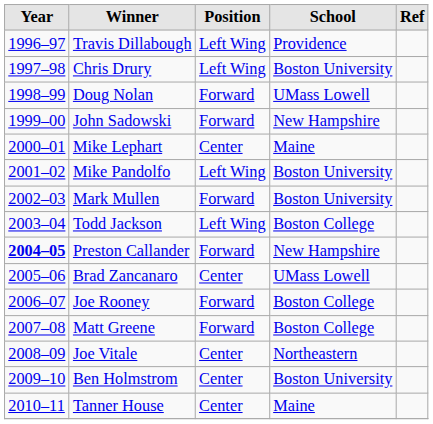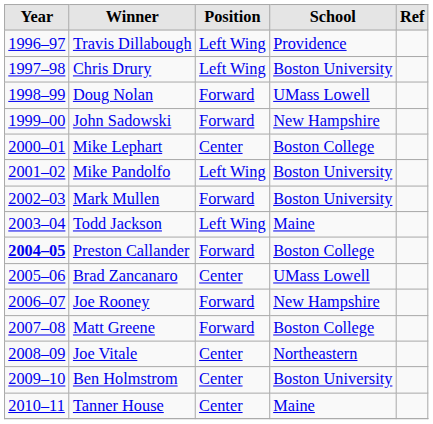(294, 146) Maine -> (324, 146) Boston College
(324, 224) Boston College -> (294, 224) Maine
(326, 250) New Hampshire -> (324, 250) Boston College
(324, 302) Boston College -> (326, 302) New Hampshire
